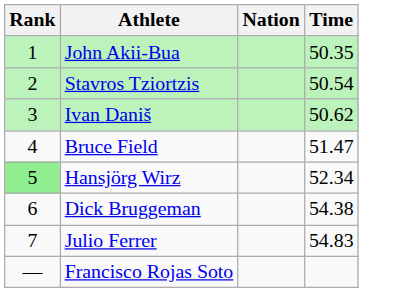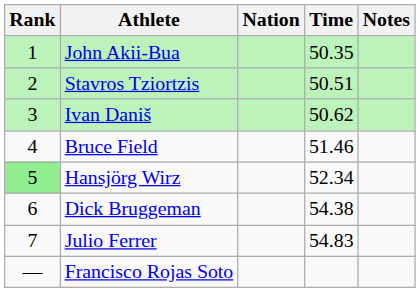+ column: (386, 20)
(331, 83) 50.54 -> (331, 83) 50.51
(331, 146) 51.47 -> (331, 146) 51.46
